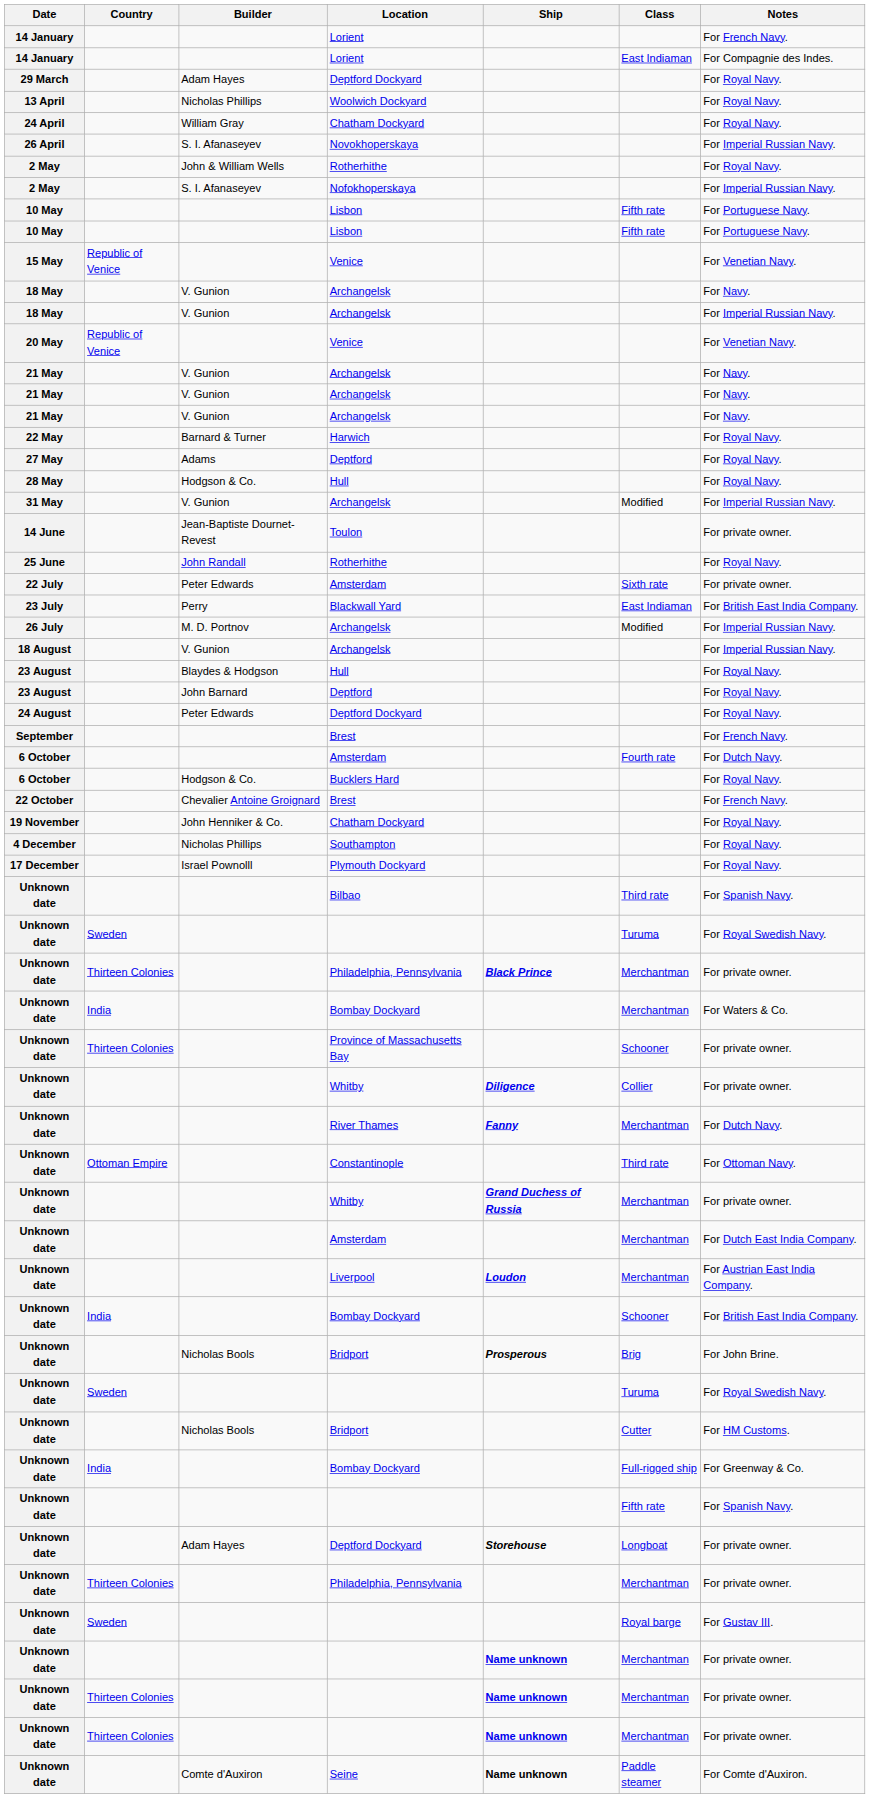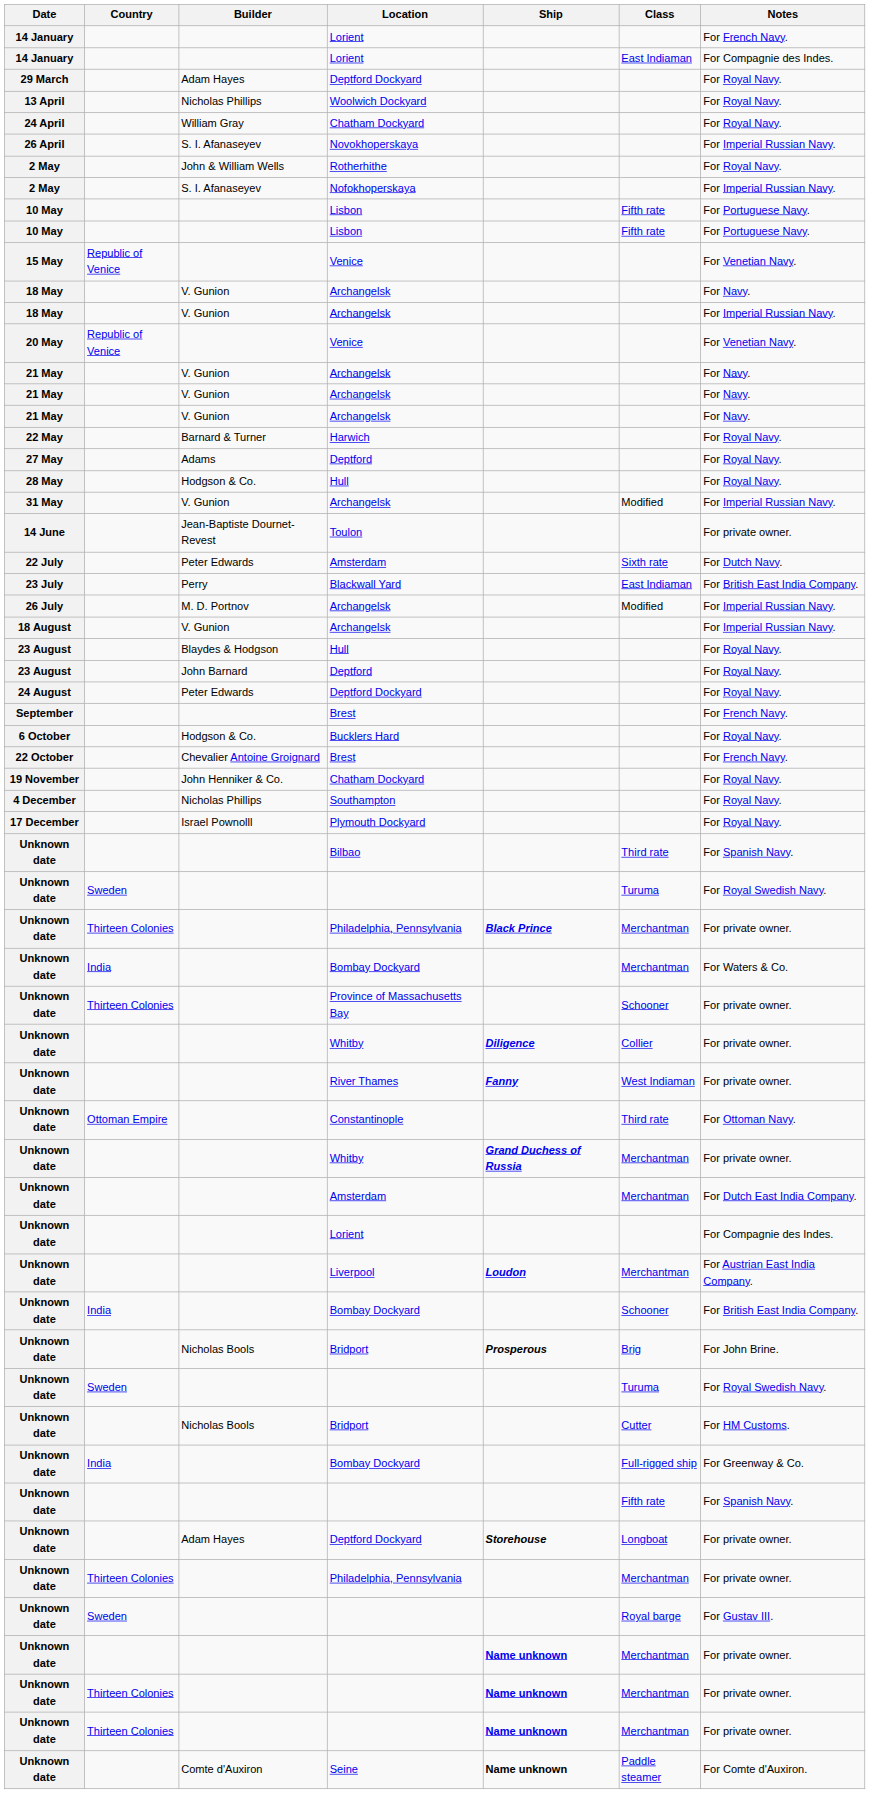- row: (44, 562)
(747, 584) For private owner. -> (743, 562) For Dutch Navy.
- row: (44, 757)
(655, 1125) Merchantman -> (658, 1081) West Indiaman
(743, 1125) For Dutch Navy. -> (747, 1081) For private owner.
+ row: (44, 1234)
